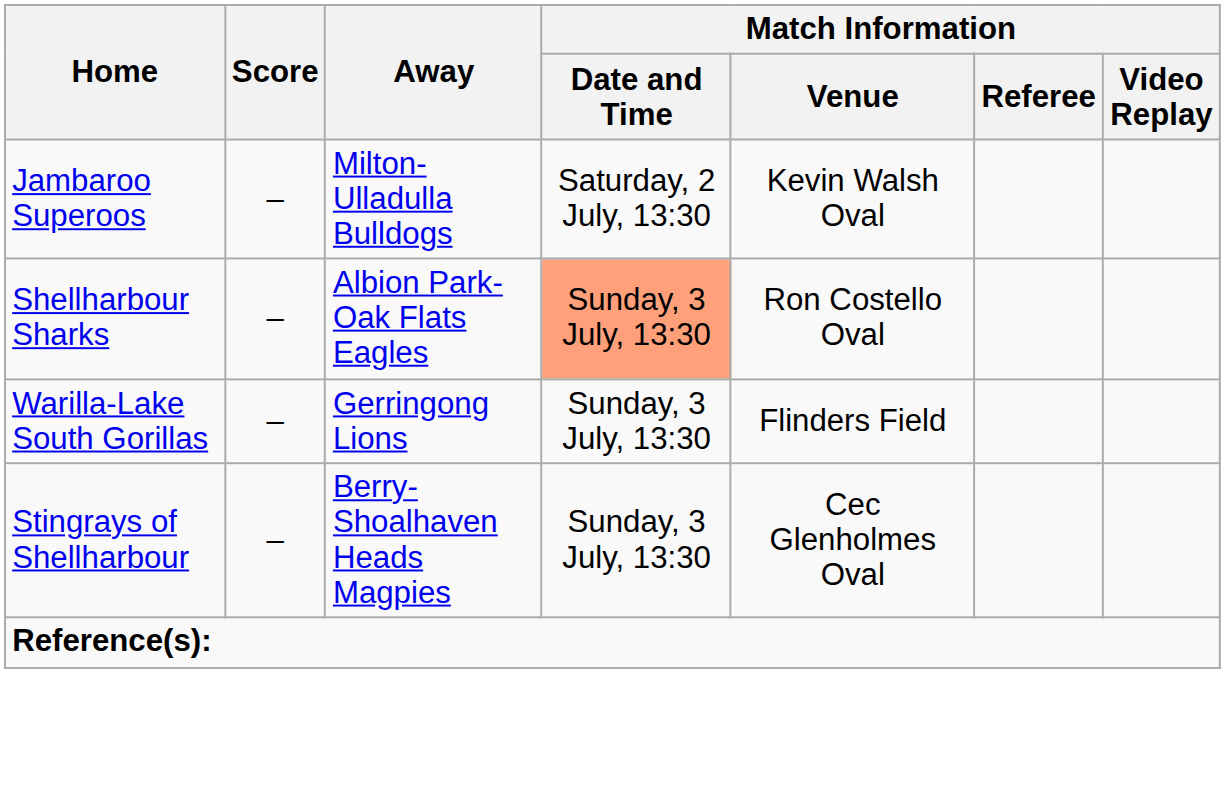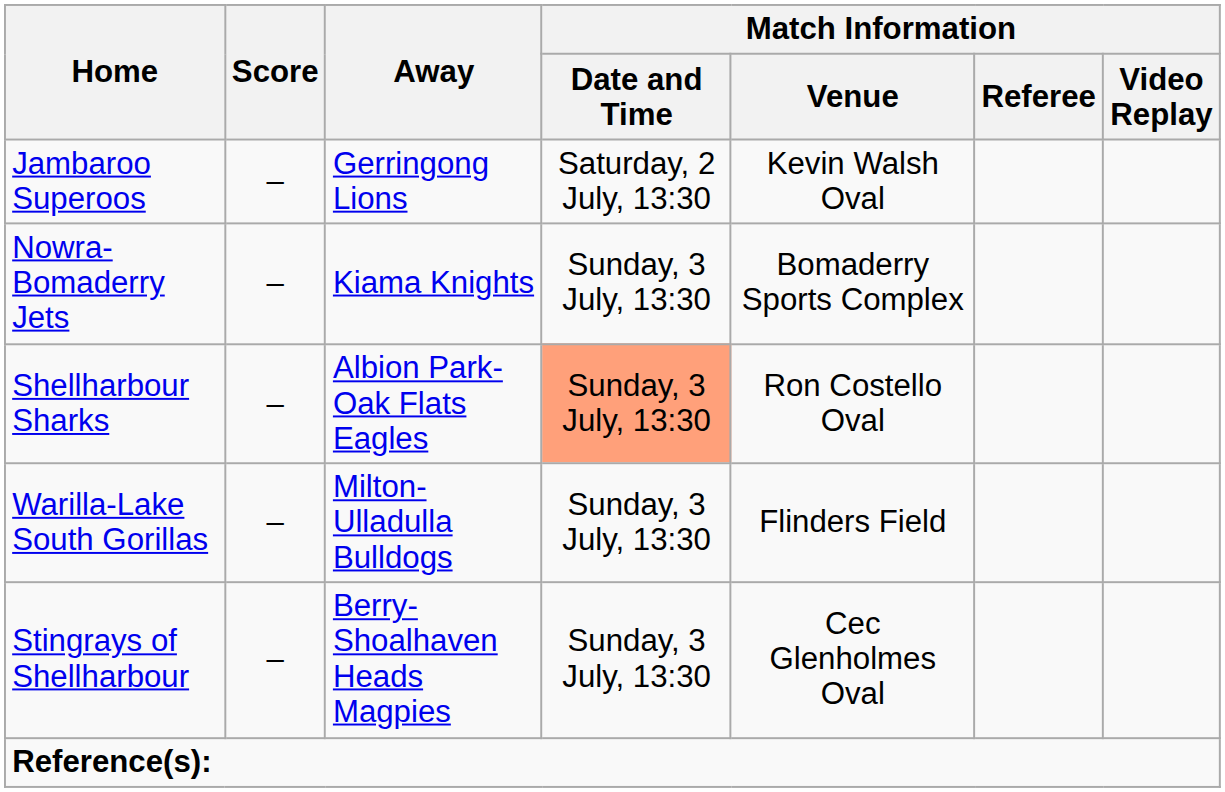(393, 198) Milton-Ulladulla Bulldogs -> (411, 180) Gerringong Lions
+ row: (88, 282)
(411, 420) Gerringong Lions -> (393, 522) Milton-Ulladulla Bulldogs
